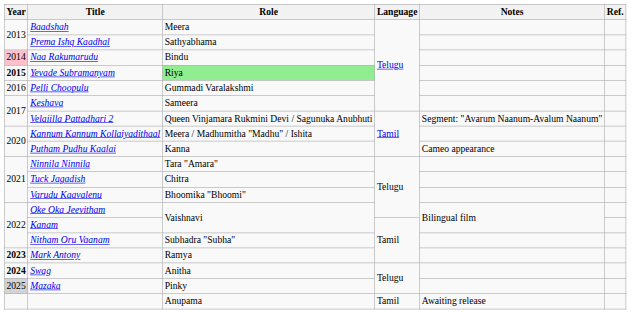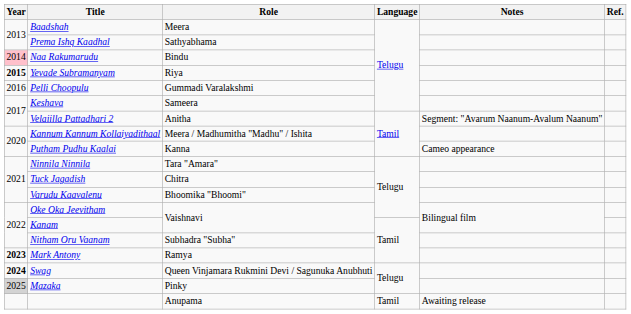(174, 73) lightgreen background -> (174, 73) no background
(269, 118) Queen Vinjamara Rukmini Devi / Sagunuka Anubhuti -> (178, 118) Anitha
(178, 270) Anitha -> (269, 270) Queen Vinjamara Rukmini Devi / Sagunuka Anubhuti
